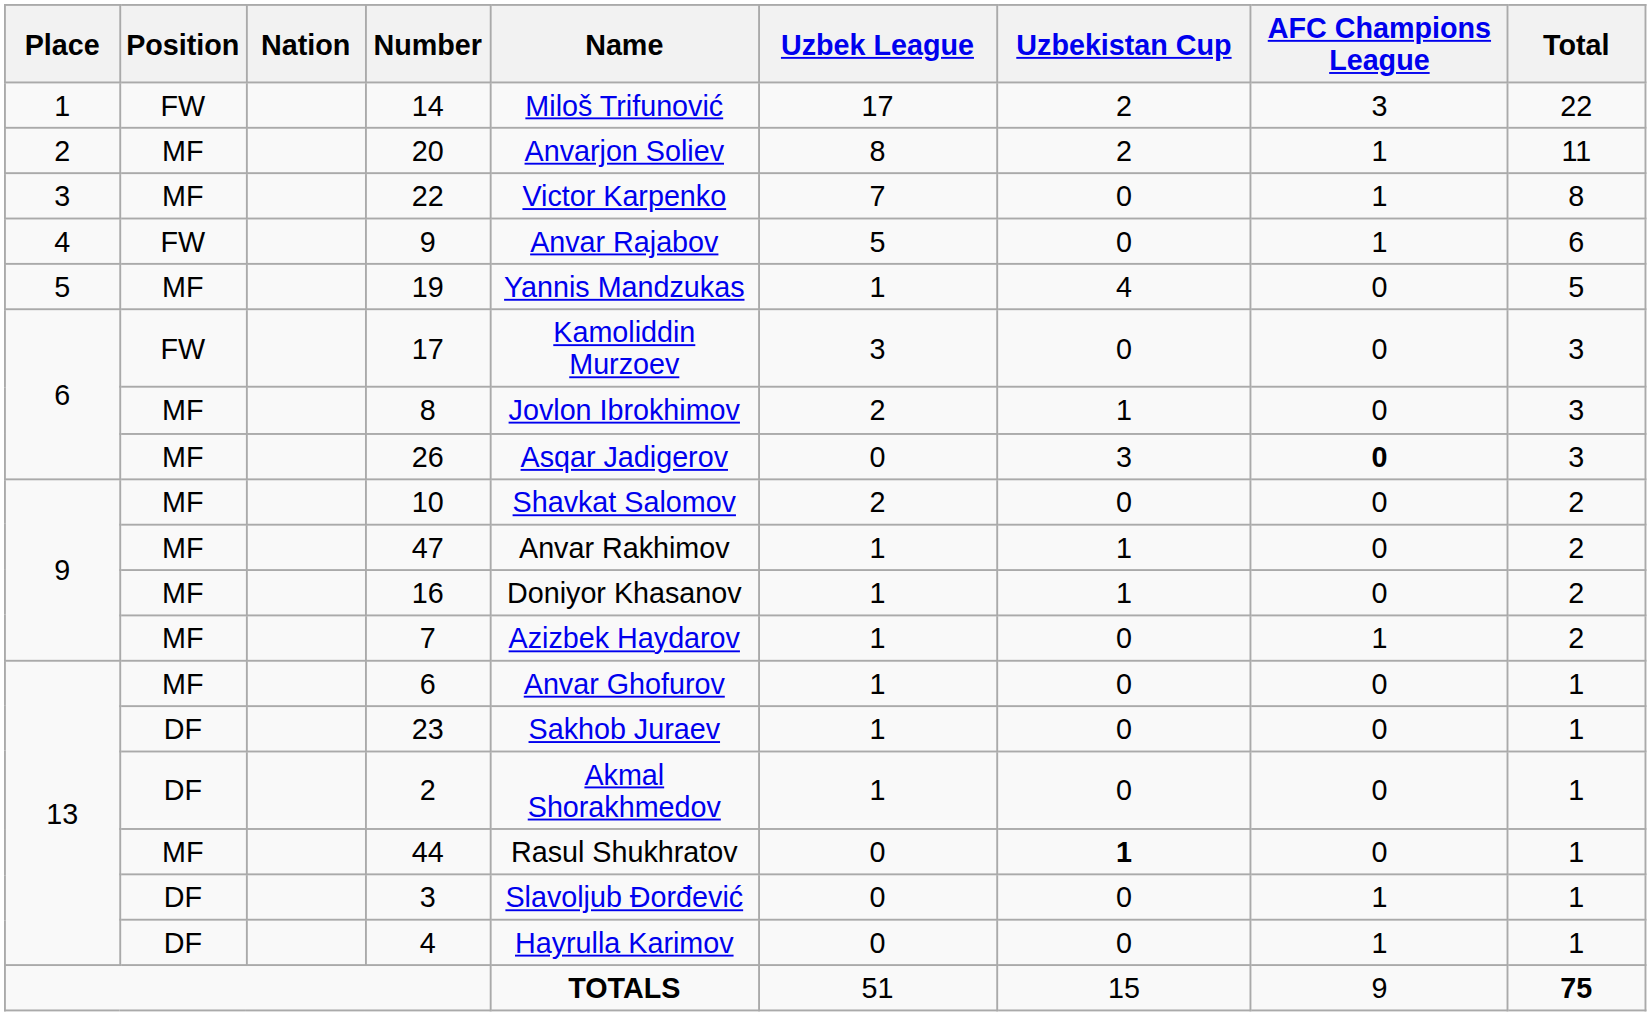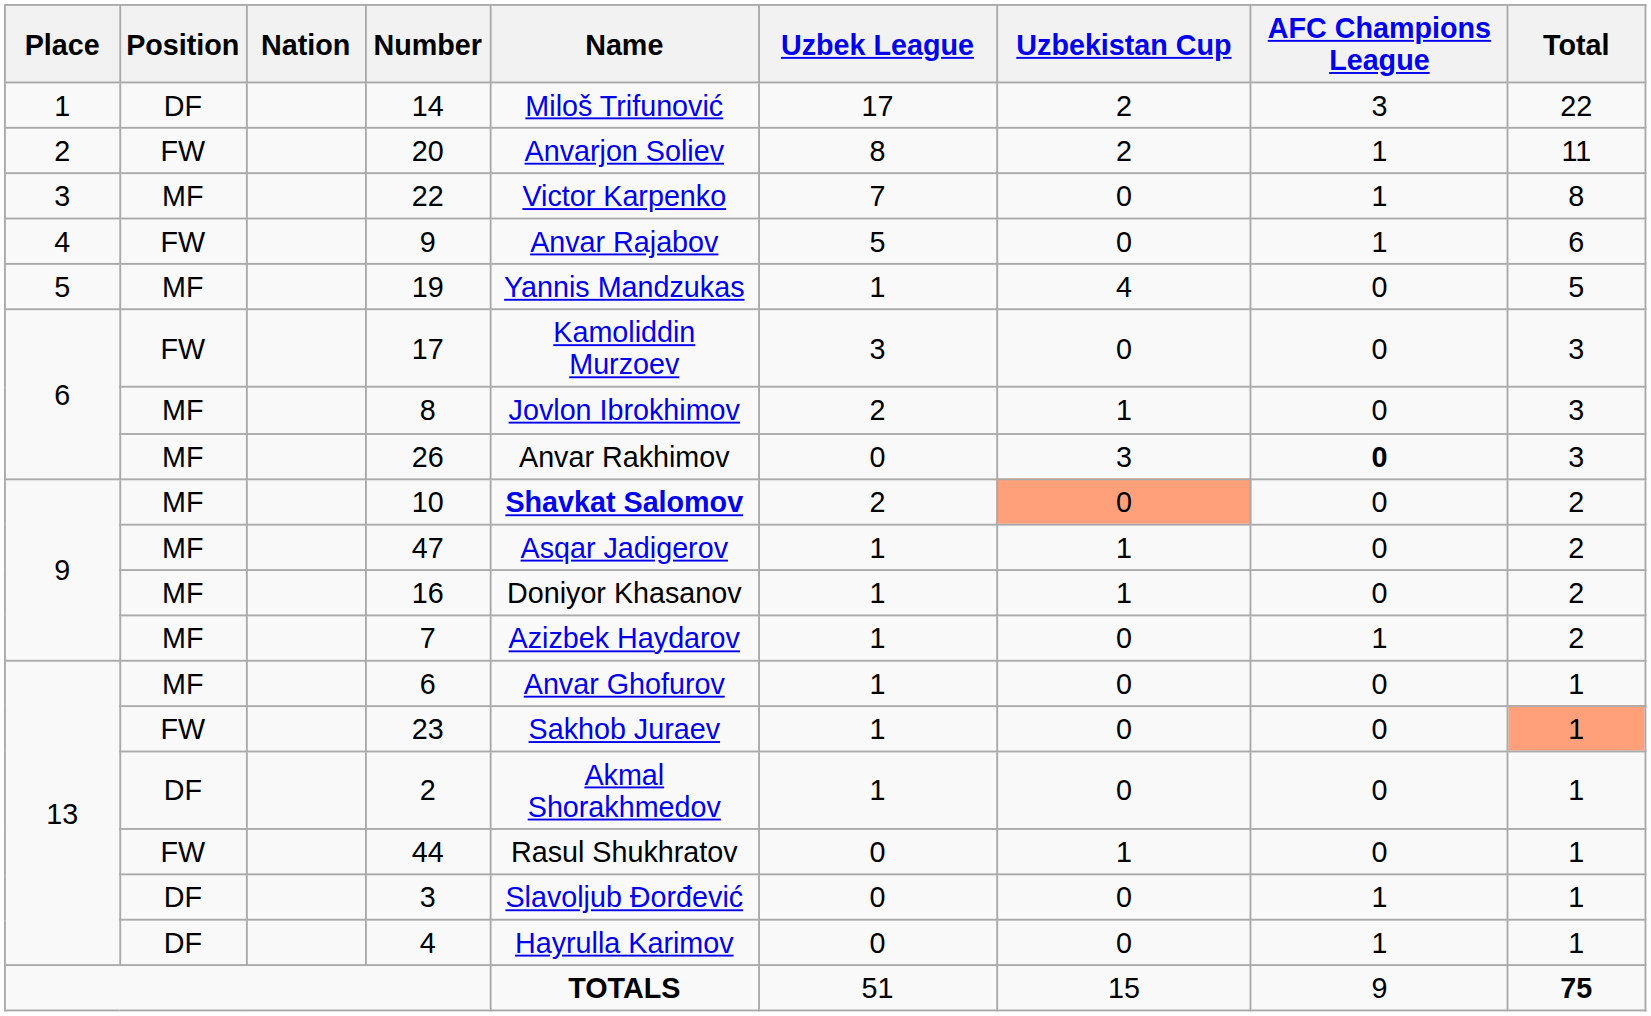(183, 105) FW -> (183, 105) DF
(183, 151) MF -> (183, 151) FW
(624, 456) Asqar Jadigerov -> (624, 456) Anvar Rakhimov
(624, 501) normal -> (624, 501) bold
(1124, 501) no background -> (1124, 501) lightsalmon background
(624, 547) Anvar Rakhimov -> (624, 547) Asqar Jadigerov
(183, 729) DF -> (183, 729) FW
(1576, 729) no background -> (1576, 729) lightsalmon background
(183, 852) MF -> (183, 852) FW
(1124, 852) bold -> (1124, 852) normal
